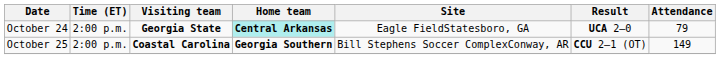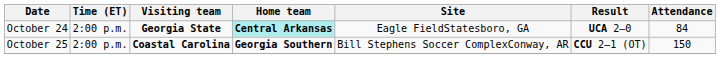(682, 29) 79 -> (682, 29) 84
(682, 46) 149 -> (682, 46) 150
